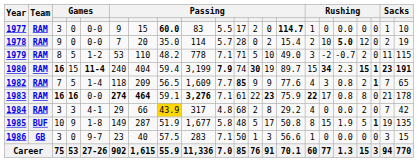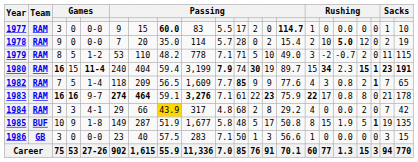(95, 96) 0-0 -> (95, 96) 9-7
(95, 137) 9-7 -> (95, 137) 0-0
